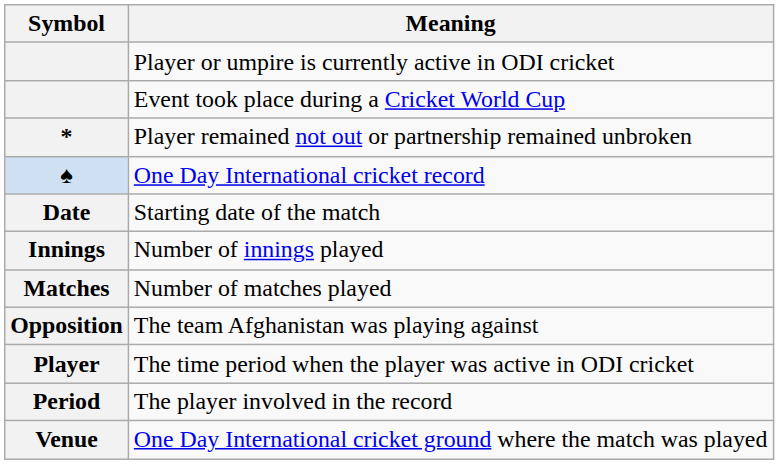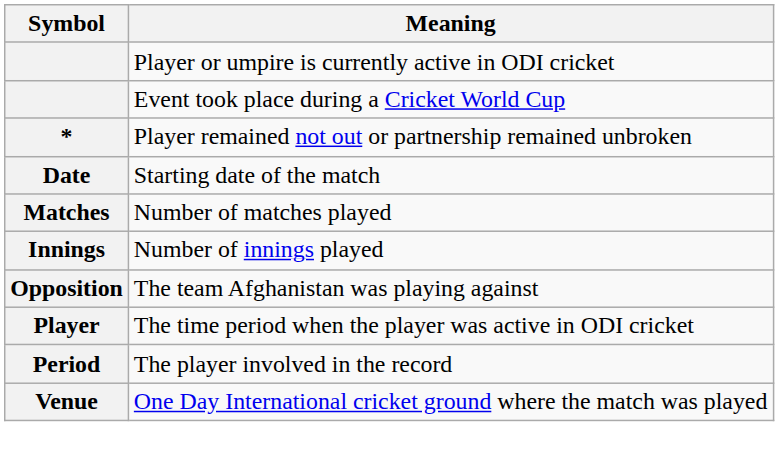- row: (309, 174)
rows swapped: (259, 250) <-> (263, 288)
